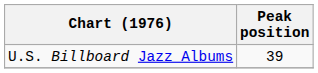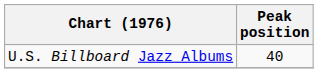(275, 56) 39 -> (275, 56) 40
